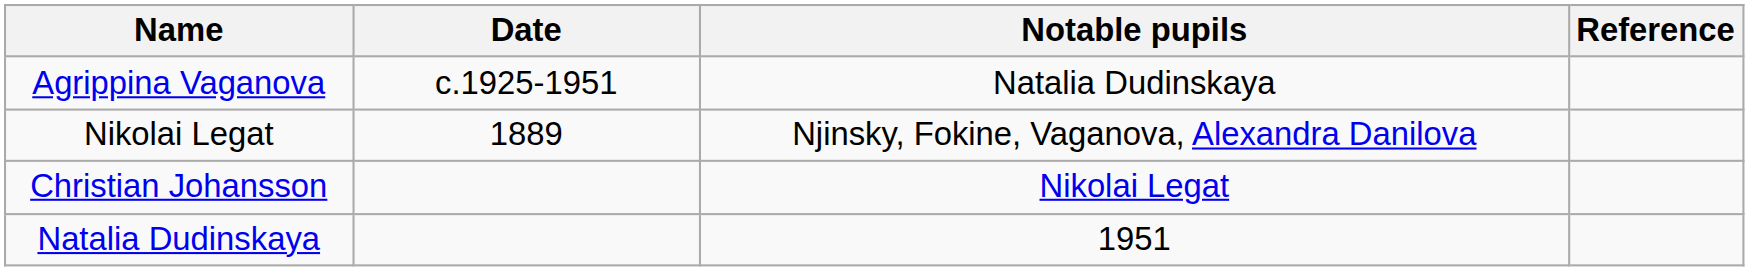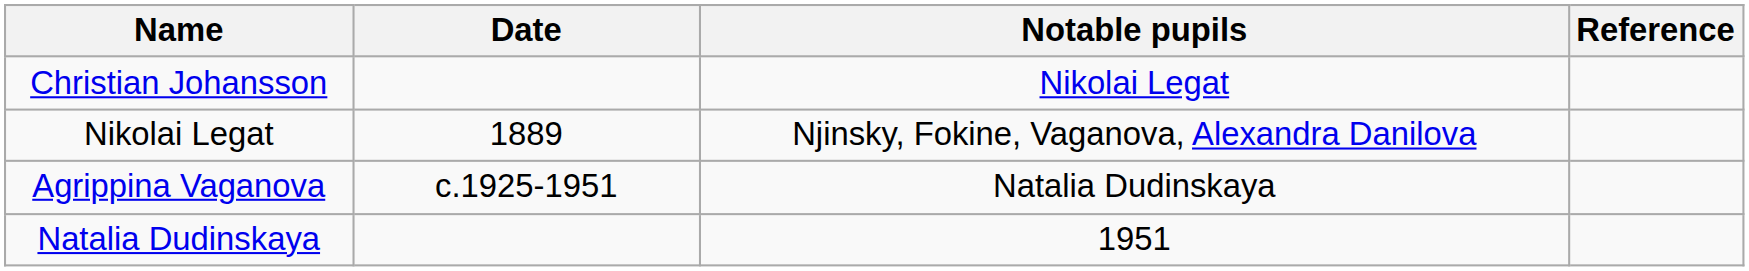rows swapped: (179, 186) <-> (179, 82)
